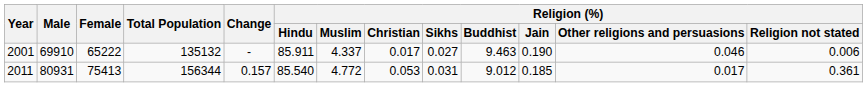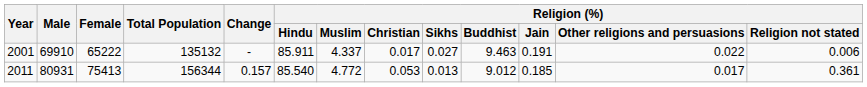(537, 52) 0.190 -> (537, 52) 0.191
(729, 52) 0.046 -> (729, 52) 0.022
(443, 71) 0.031 -> (443, 71) 0.013
